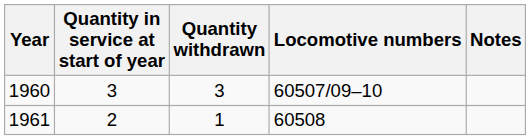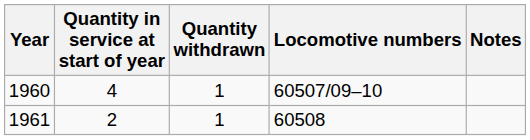(112, 90) 3 -> (112, 90) 4
(219, 90) 3 -> (219, 90) 1
